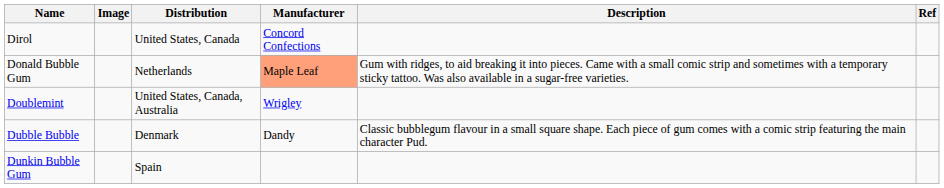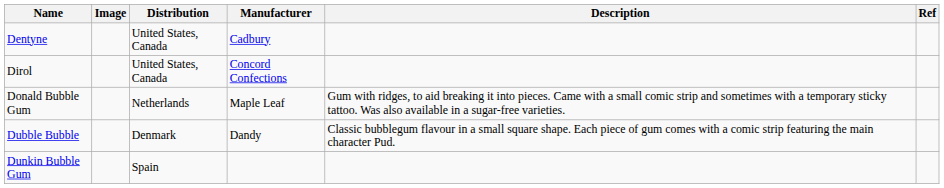+ row: (27, 39)
(291, 71) lightsalmon background -> (257, 103) no background
- row: (35, 103)
